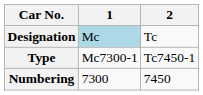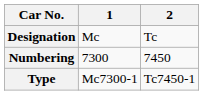(91, 36) lightblue background -> (91, 36) no background
rows swapped: (41, 57) <-> (41, 79)
